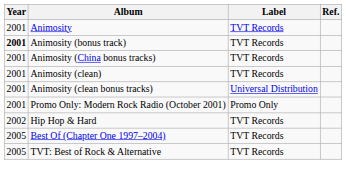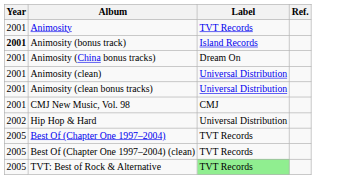(257, 43) TVT Records -> (229, 43) Island Records
(257, 58) TVT Records -> (220, 58) Dream On
(257, 74) TVT Records -> (243, 74) Universal Distribution
+ row: (80, 105)
- row: (128, 105)
(257, 120) TVT Records -> (243, 120) Universal Distribution
+ row: (113, 151)
(257, 151) no background -> (226, 167) lightgreen background
